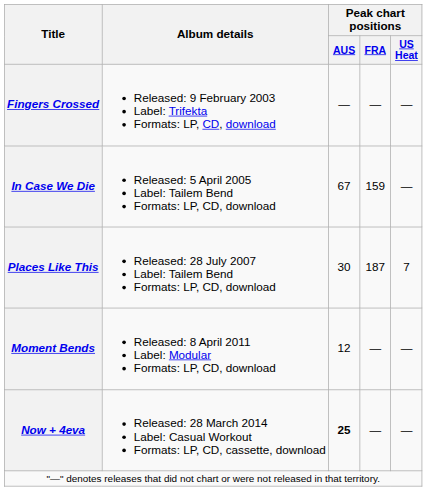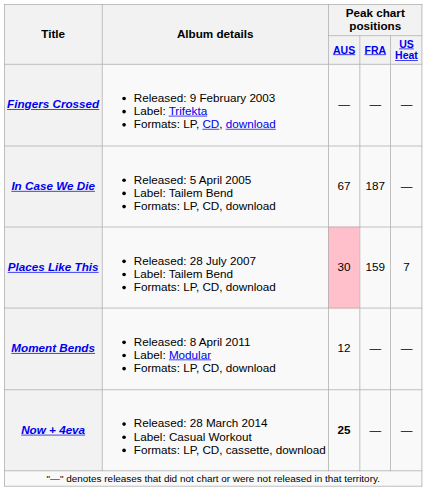(375, 186) 159 -> (375, 186) 187
(344, 267) no background -> (344, 267) pink background
(375, 267) 187 -> (375, 267) 159
